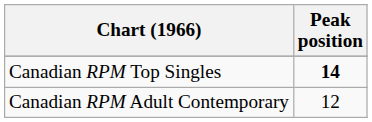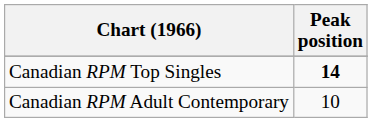(330, 102) 12 -> (330, 102) 10
